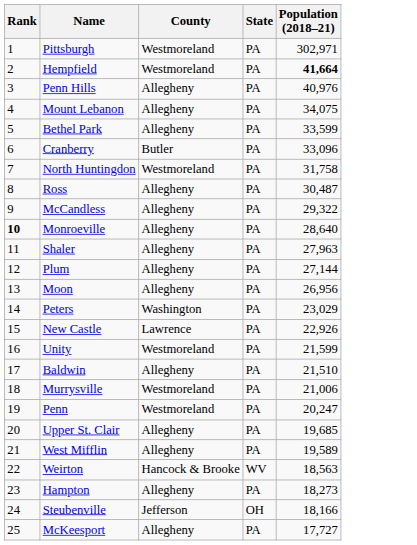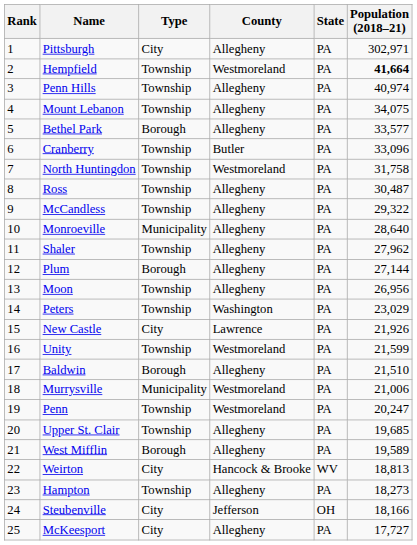+ column: (174, 21)
(178, 48) Westmoreland -> (239, 48) Allegheny
(320, 88) 40,976 -> (392, 88) 40,974
(320, 128) 33,599 -> (392, 128) 33,577
(14, 229) bold -> (14, 229) normal
(320, 249) 27,963 -> (392, 249) 27,962
(320, 329) 22,926 -> (392, 329) 21,926
(320, 469) 18,563 -> (392, 469) 18,813
